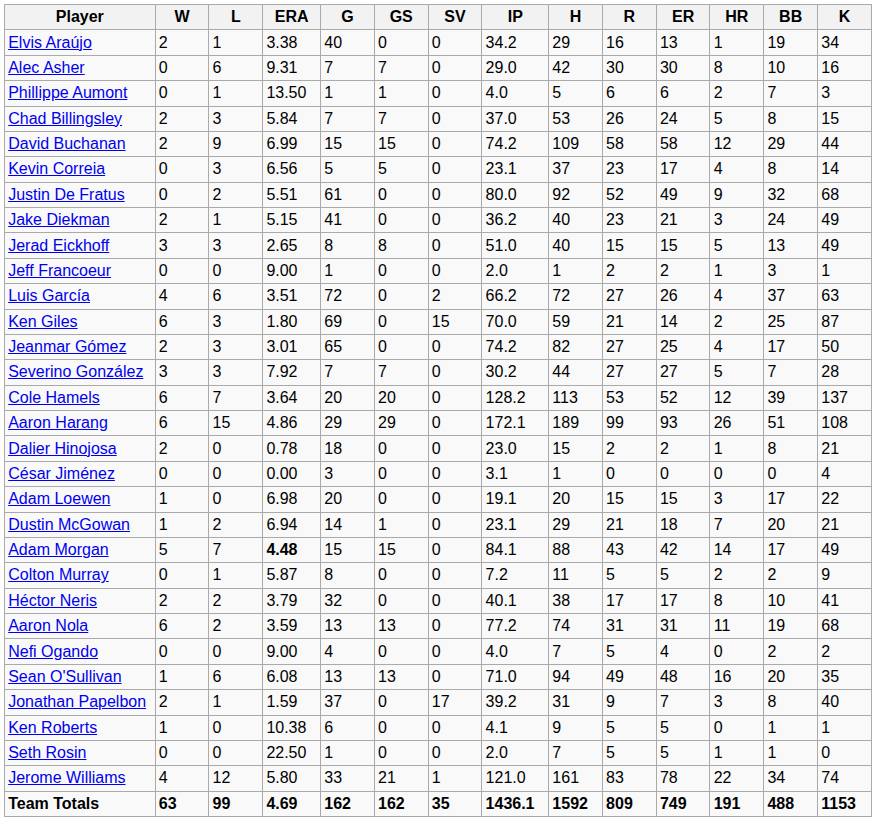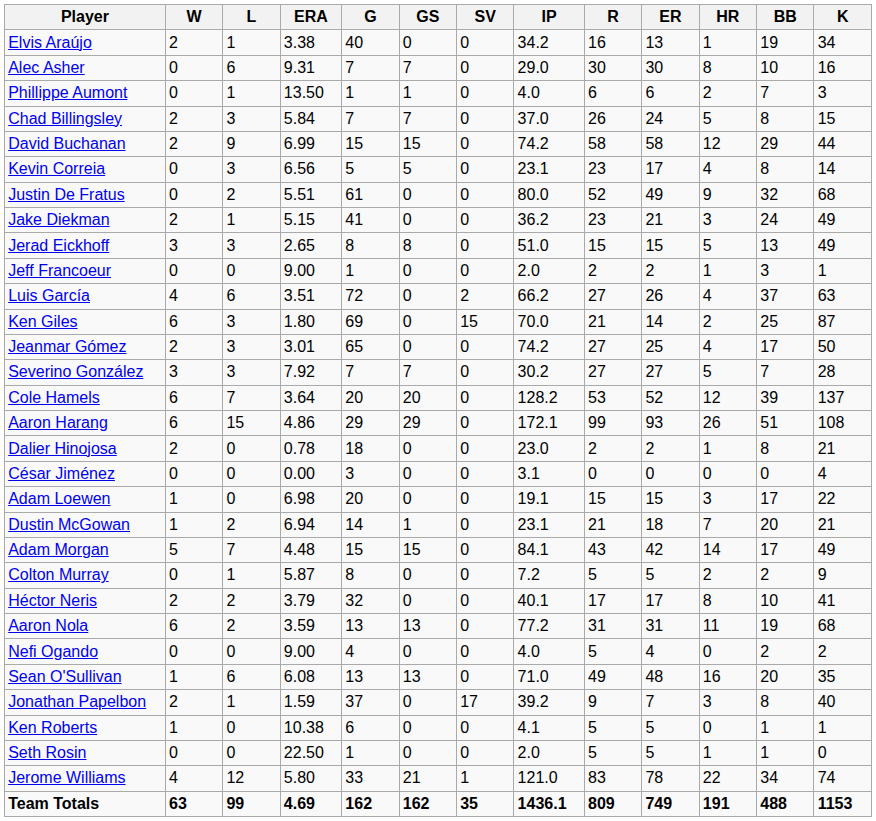- column: (576, 17)
(282, 550) bold -> (299, 550) normal
